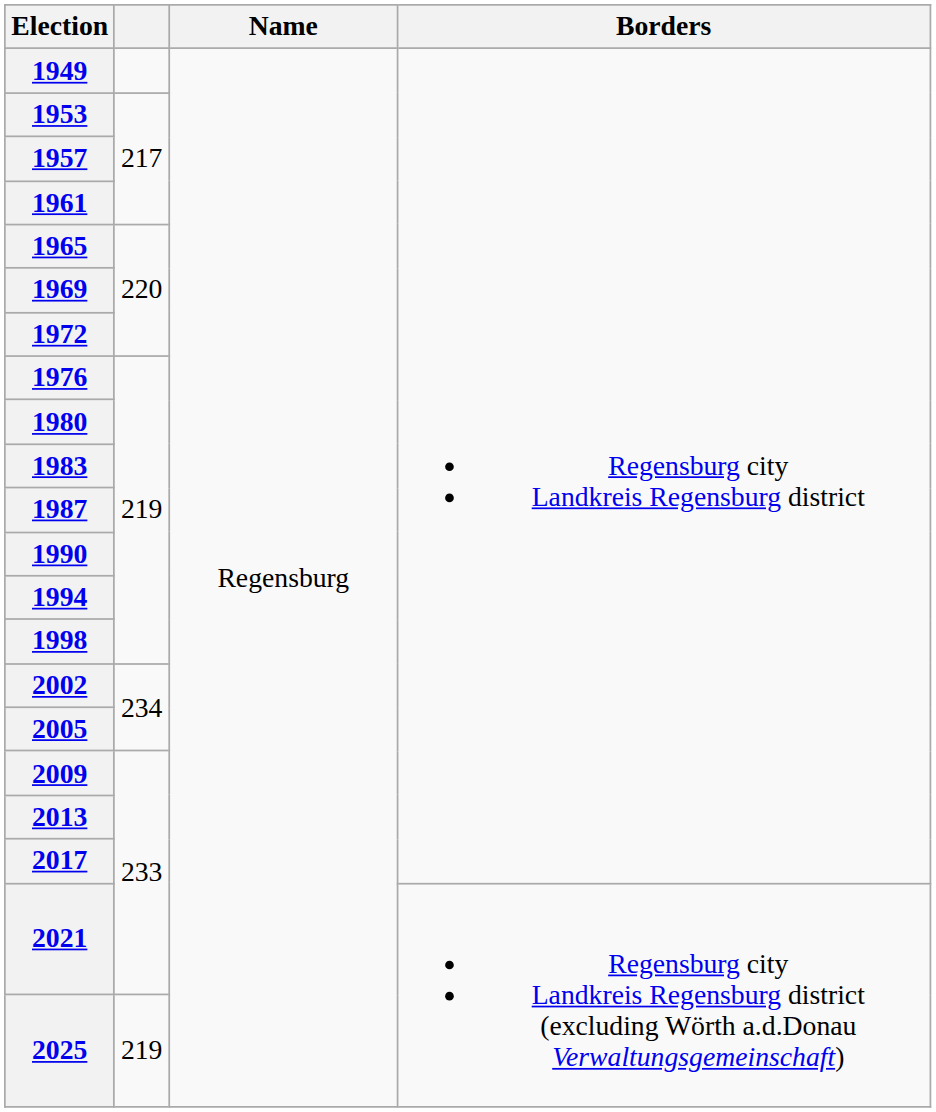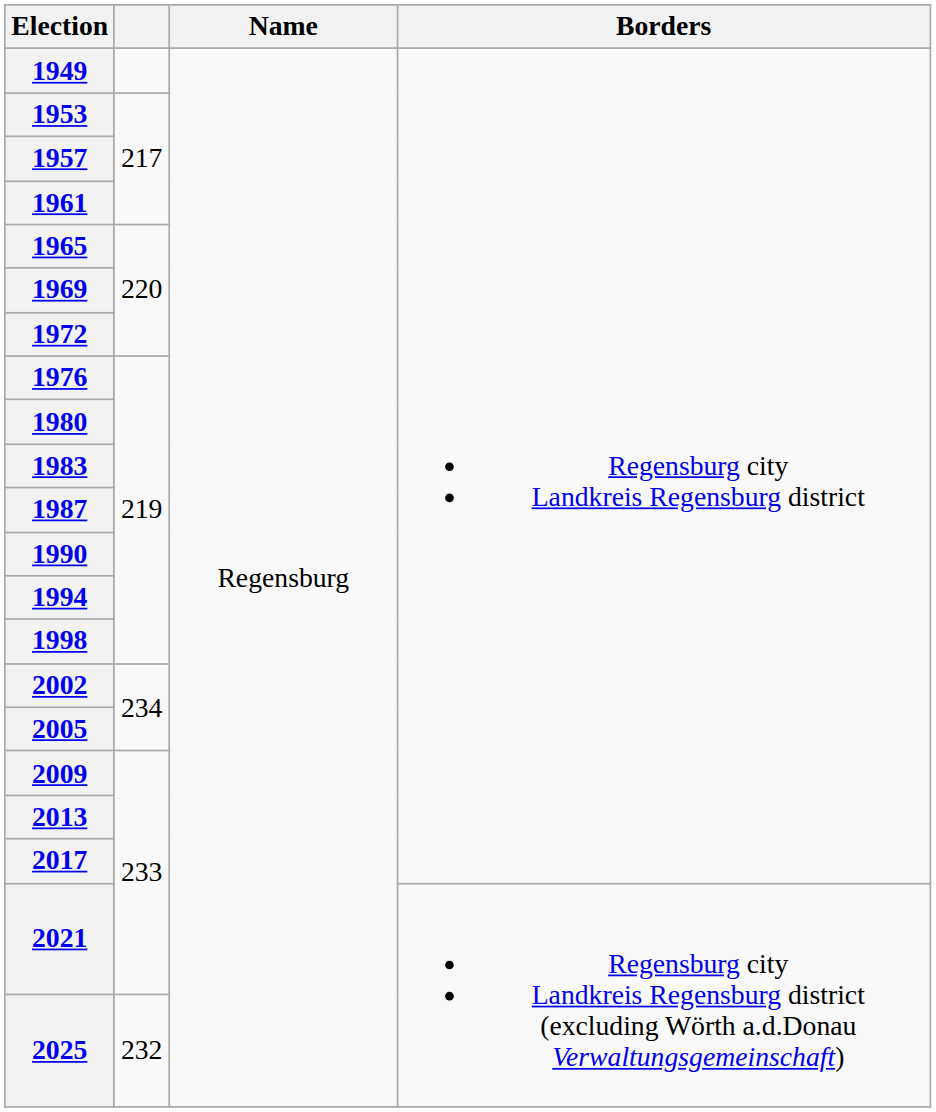(142, 1050) 219 -> (142, 1050) 232
